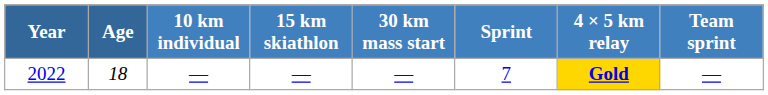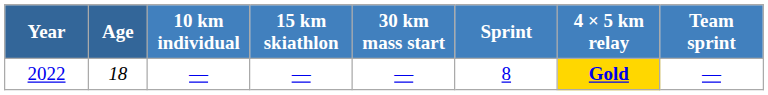(506, 74) 7 -> (506, 74) 8
